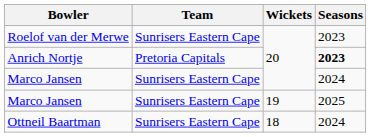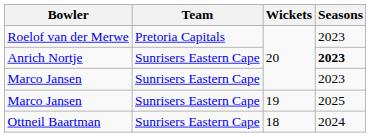(197, 36) Sunrisers Eastern Cape -> (180, 36) Pretoria Capitals
(180, 57) Pretoria Capitals -> (197, 57) Sunrisers Eastern Cape
(332, 79) 2024 -> (332, 79) 2023
